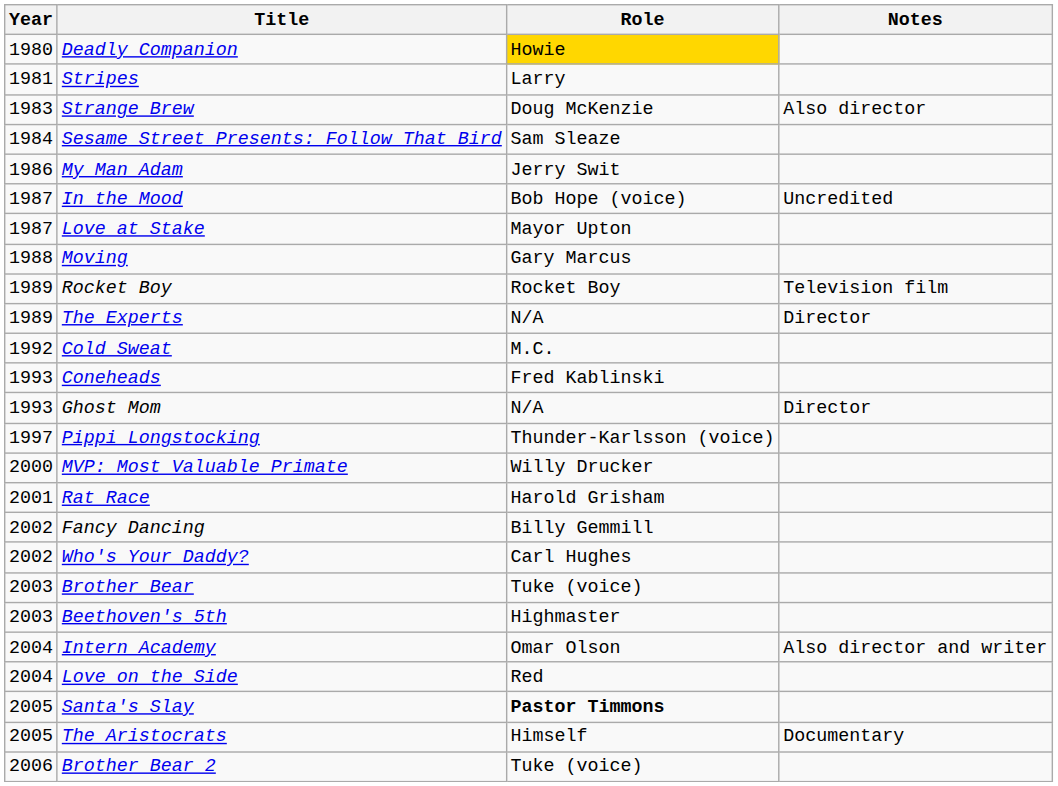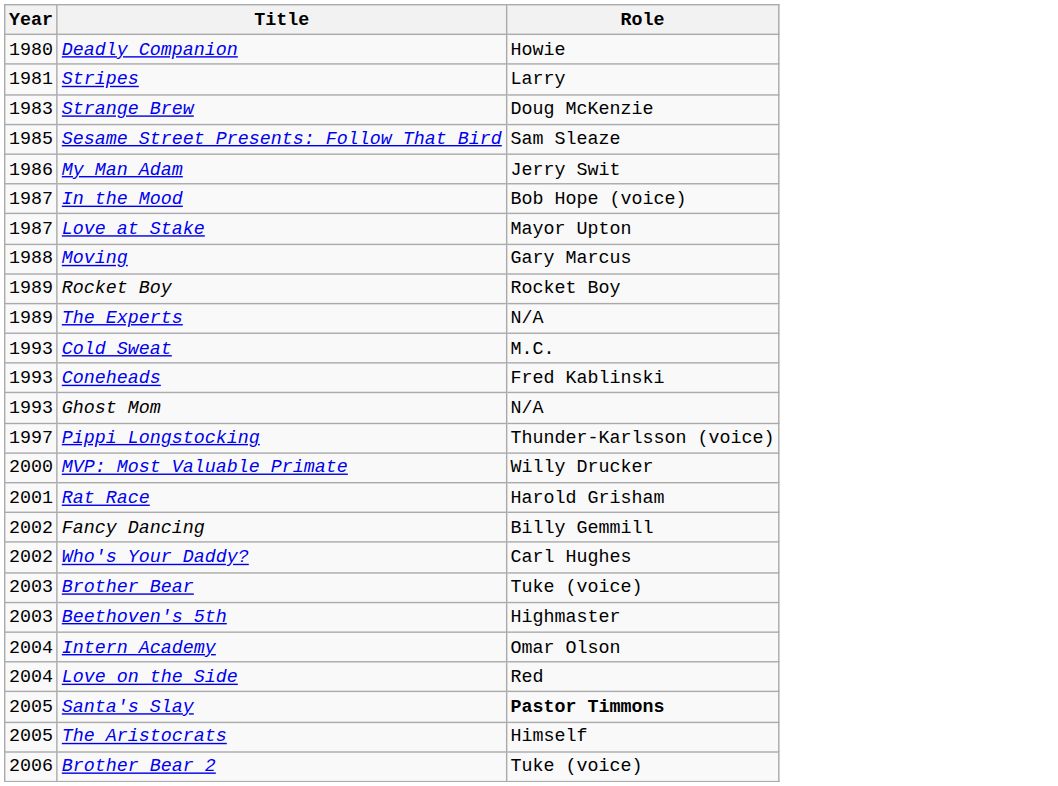- column: (915, 20)
(538, 50) gold background -> (538, 50) no background
(31, 139) 1984 -> (31, 139) 1985
(31, 348) 1992 -> (31, 348) 1993
